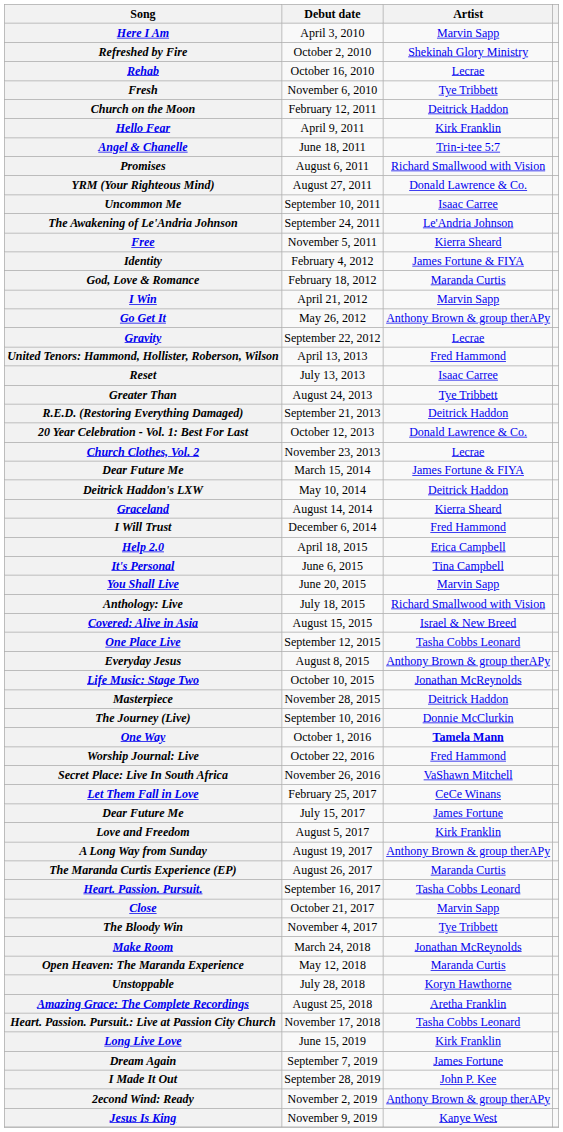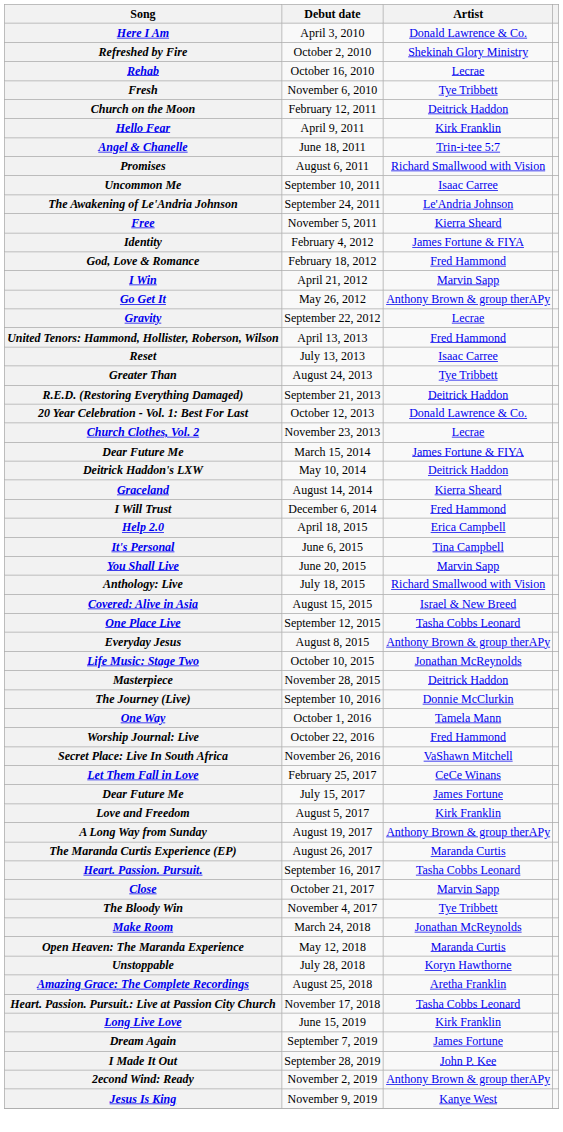(468, 33) Marvin Sapp -> (468, 33) Donald Lawrence & Co.
- row: (143, 185)
(468, 280) Maranda Curtis -> (468, 261) Fred Hammond
(468, 737) bold -> (468, 718) normal
